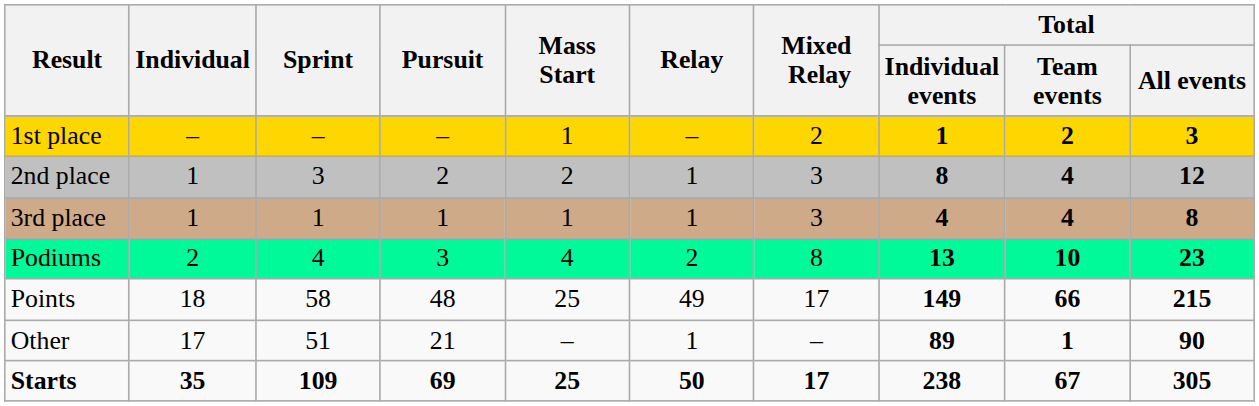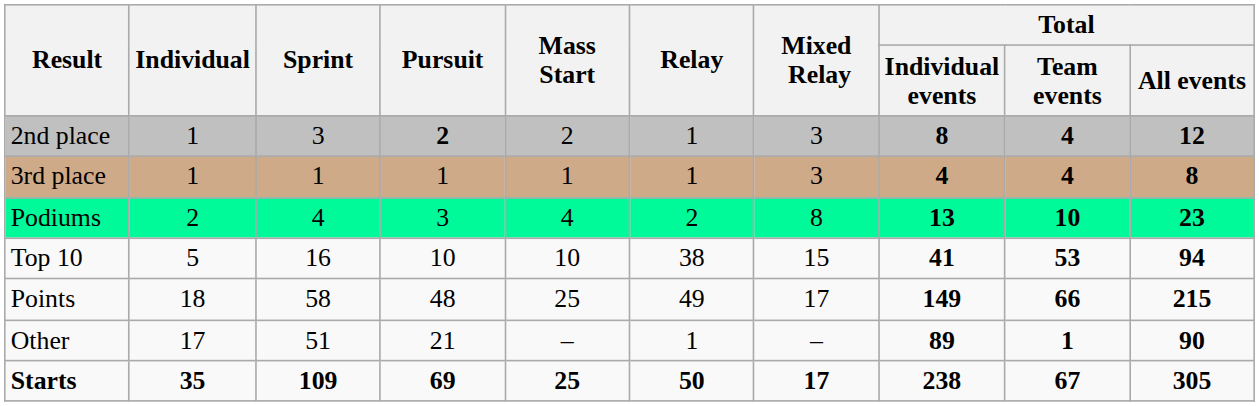- row: (56, 135)
(443, 176) normal -> (443, 135) bold
+ row: (47, 258)
